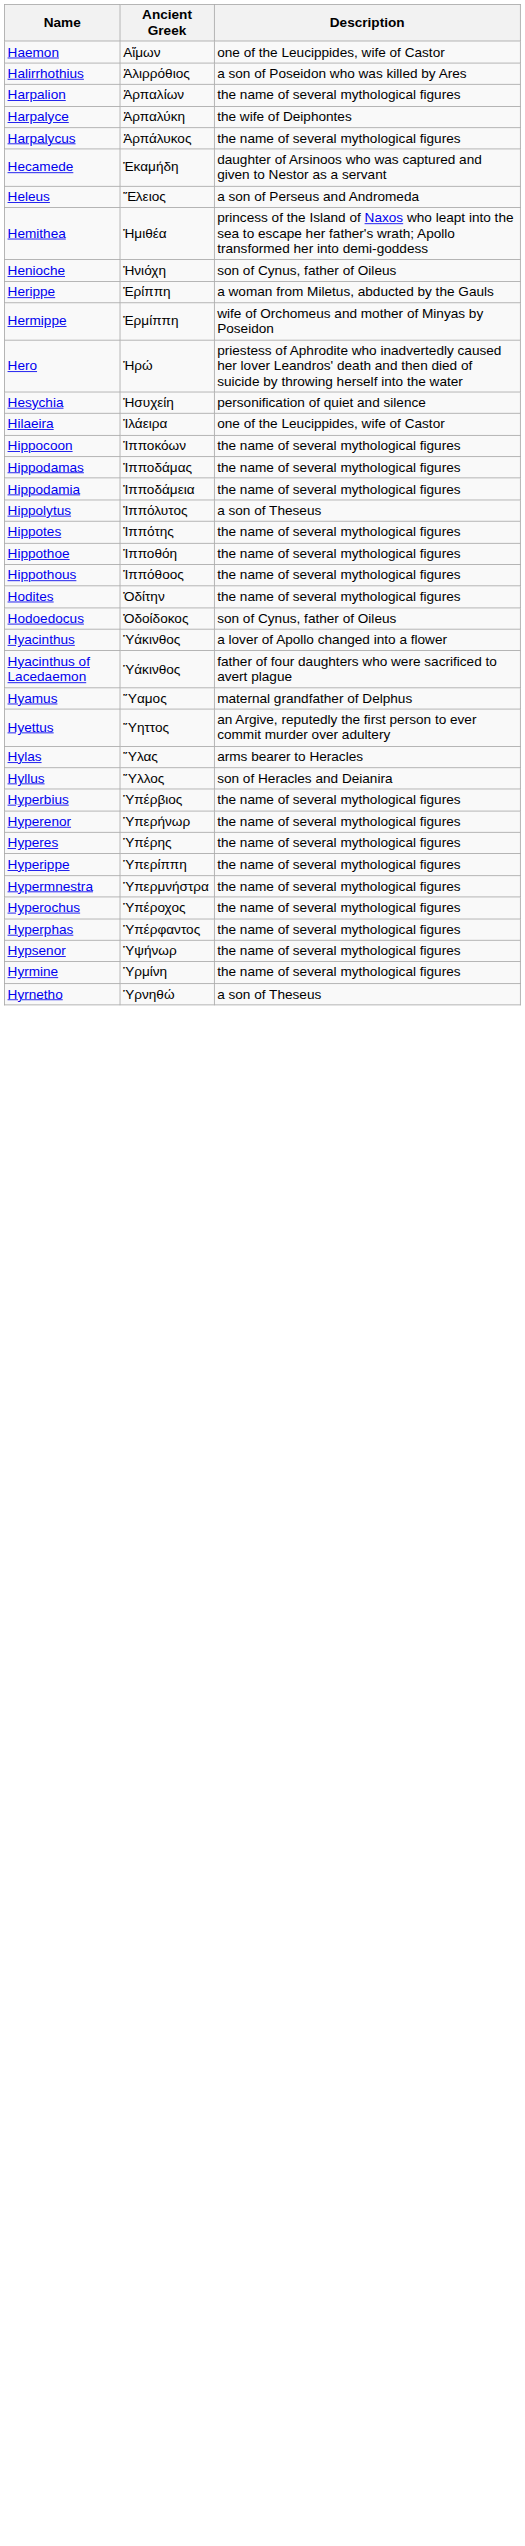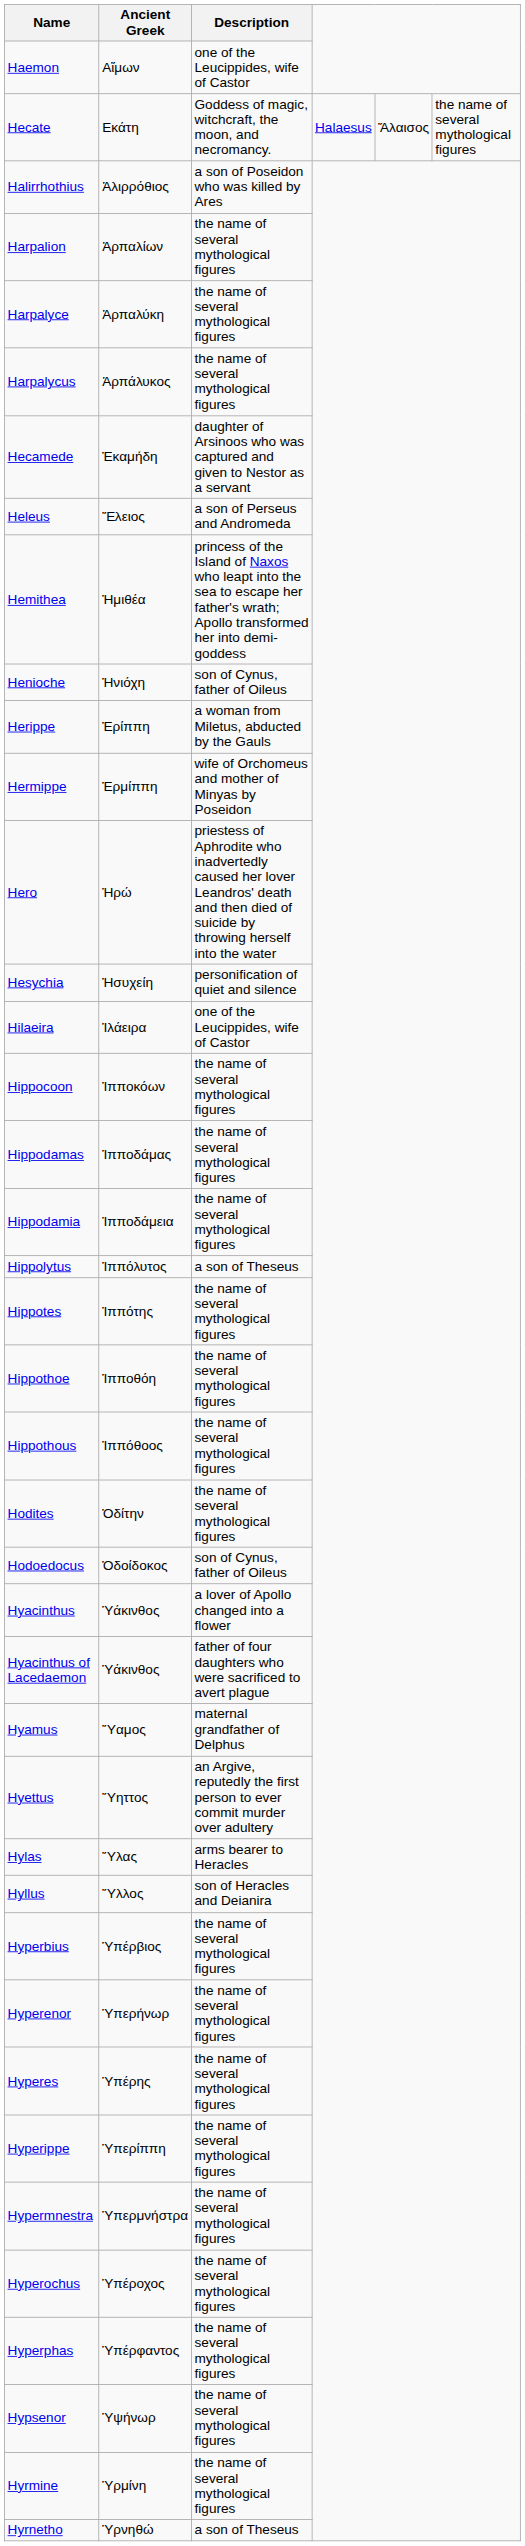+ row: (29, 127)
(284, 116) the wife of Deiphontes -> (232, 314) the name of several mythological figures
